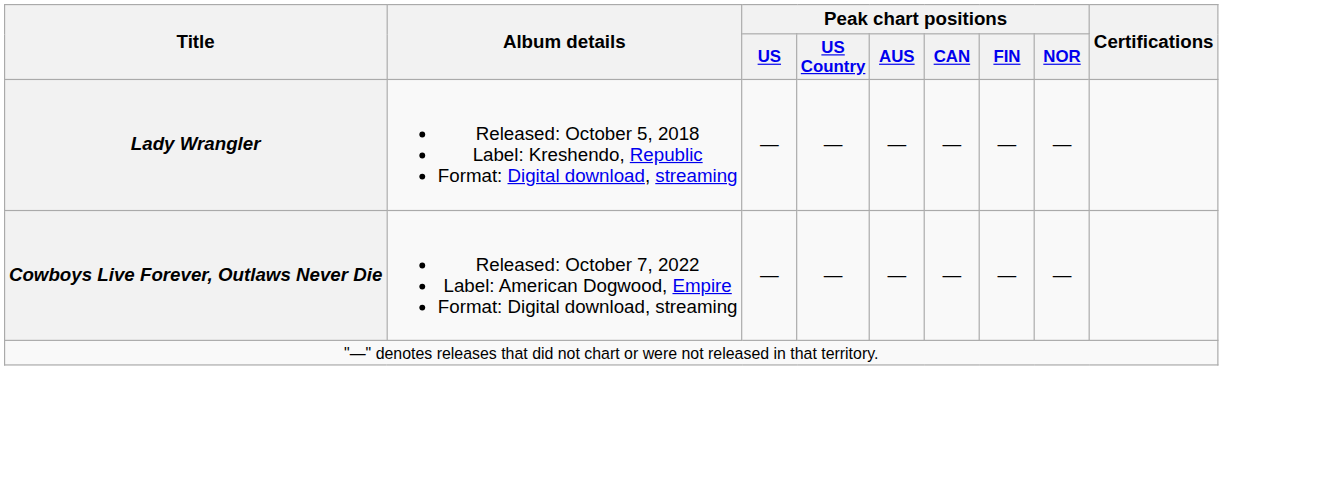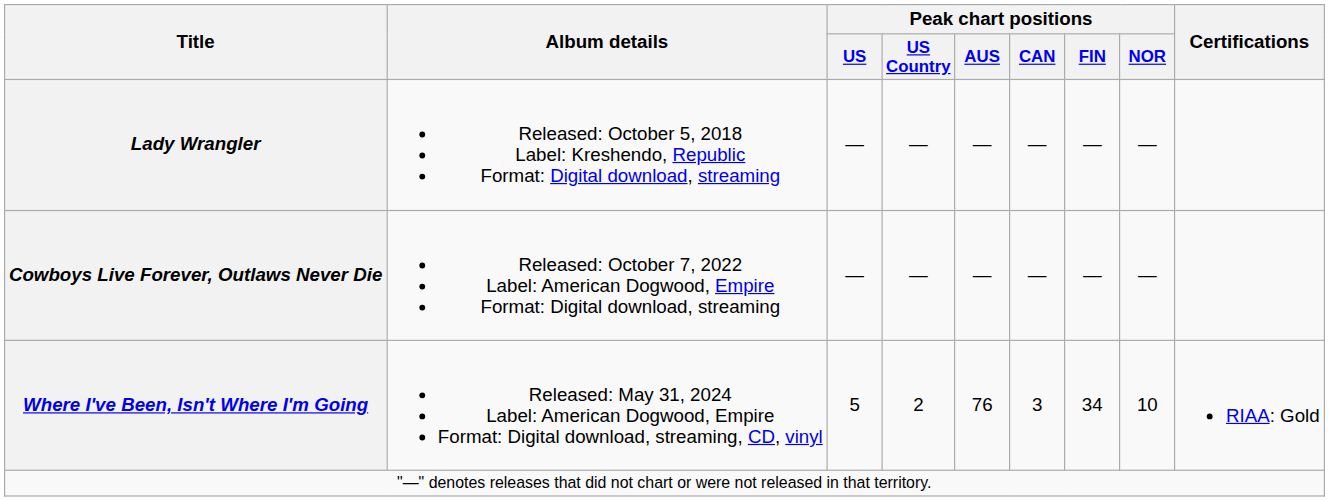+ row: (196, 405)
